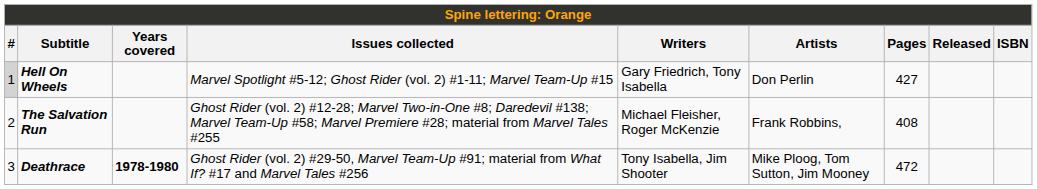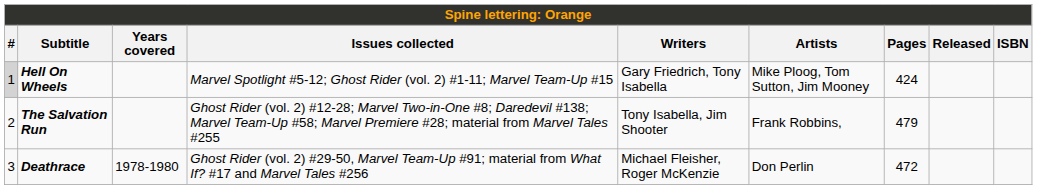(783, 79) Don Perlin -> (810, 79) Mike Ploog, Tom Sutton, Jim Mooney
(907, 79) 427 -> (907, 79) 424
(671, 123) Michael Fleisher, Roger McKenzie -> (674, 123) Tony Isabella, Jim Shooter
(907, 123) 408 -> (907, 123) 479
(147, 166) bold -> (147, 166) normal
(674, 166) Tony Isabella, Jim Shooter -> (671, 166) Michael Fleisher, Roger McKenzie
(810, 166) Mike Ploog, Tom Sutton, Jim Mooney -> (783, 166) Don Perlin
